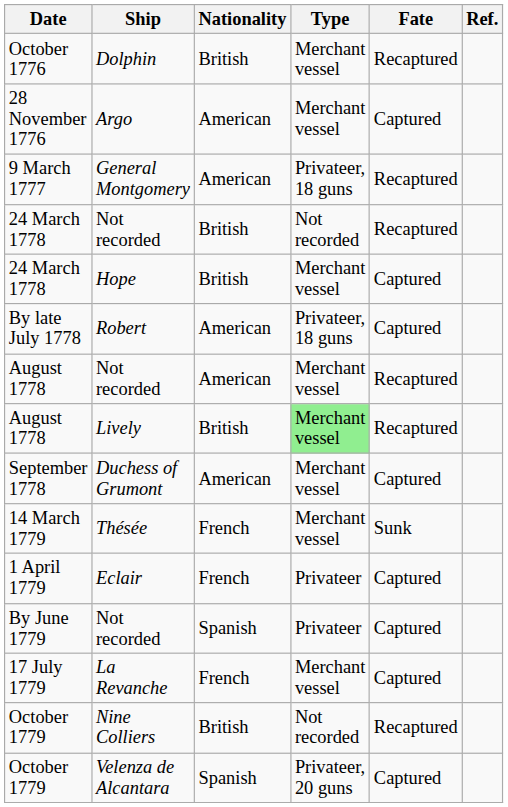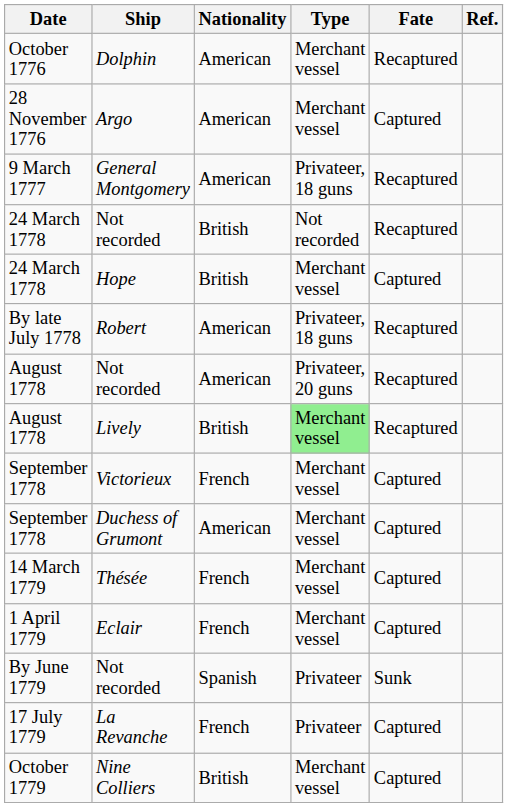(224, 58) British -> (235, 58) American
(408, 328) Captured -> (416, 328) Recaptured
(330, 378) Merchant vessel -> (330, 378) Privateer, 20 guns
+ row: (48, 478)
(393, 528) Sunk -> (408, 578) Captured
(328, 578) Privateer -> (330, 628) Merchant vessel
(408, 628) Captured -> (393, 677) Sunk
(330, 677) Merchant vessel -> (328, 727) Privateer
(327, 727) Not recorded -> (330, 777) Merchant vessel
(416, 727) Recaptured -> (408, 777) Captured
- row: (38, 777)
